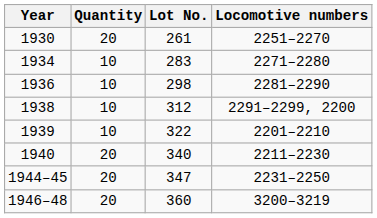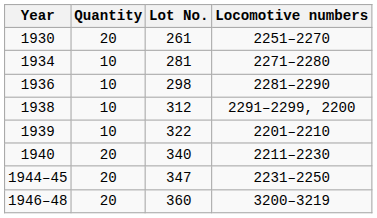(179, 62) 283 -> (179, 62) 281
